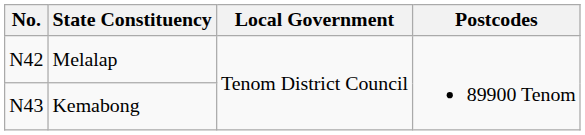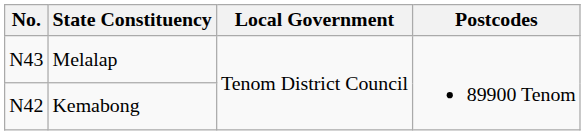(26, 59) N42 -> (26, 59) N43
(26, 106) N43 -> (26, 106) N42
